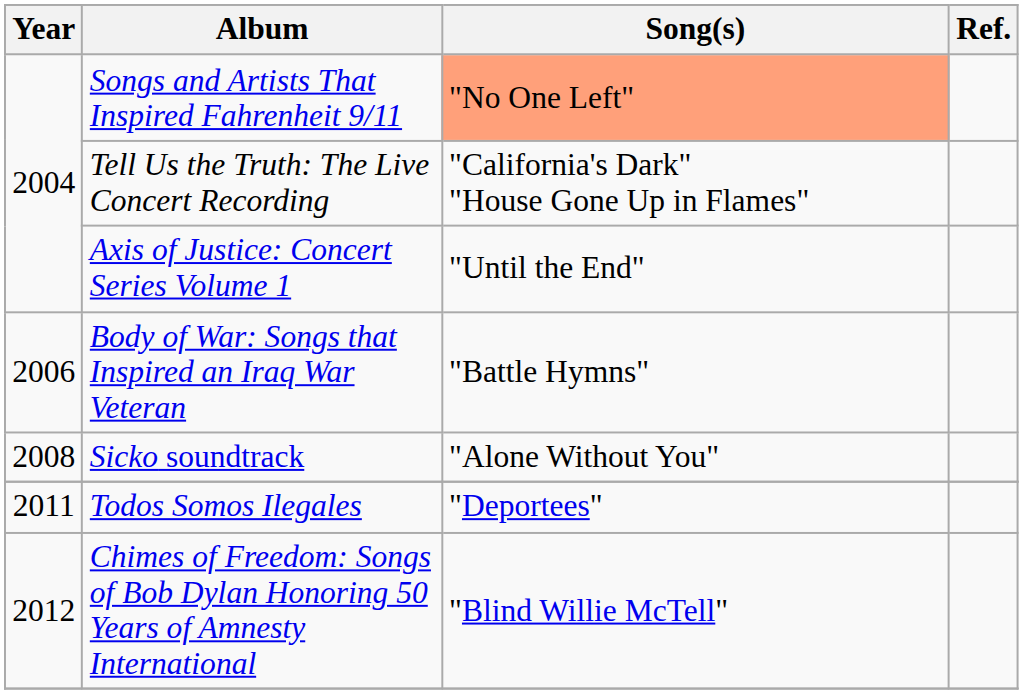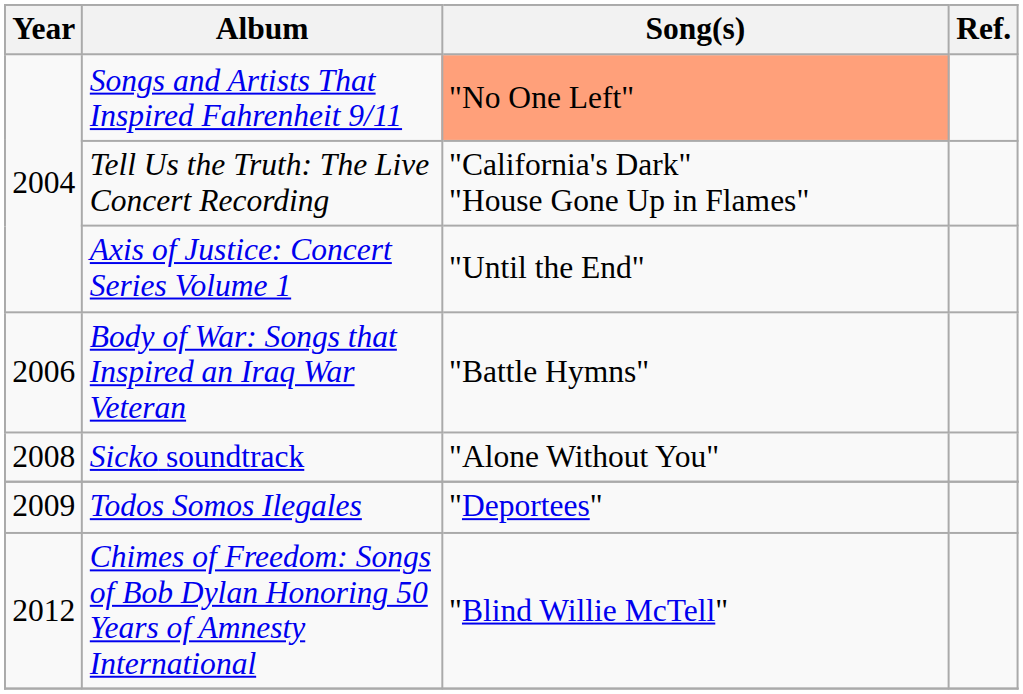(44, 506) 2011 -> (44, 506) 2009
